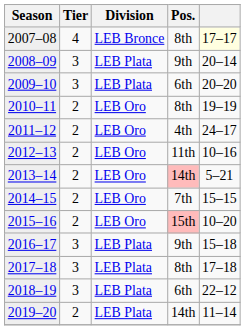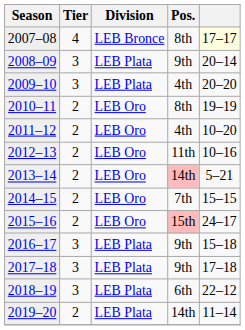(183, 84) 6th -> (183, 84) 4th
(219, 129) 24–17 -> (219, 129) 10–20
(219, 221) 10–20 -> (219, 221) 24–17
(183, 267) 8th -> (183, 267) 9th
